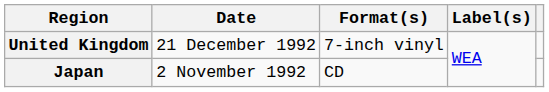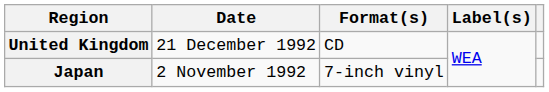(384, 45) 7-inch vinyl -> (334, 45) CD
(334, 72) CD -> (384, 72) 7-inch vinyl
